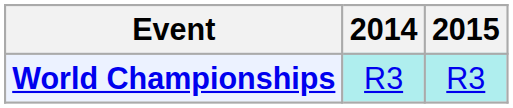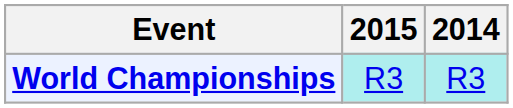columns swapped: (384, 30) <-> (466, 30)
